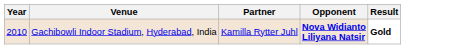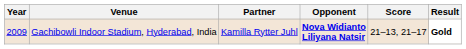+ column: (398, 12)
(17, 32) 2010 -> (17, 32) 2009
